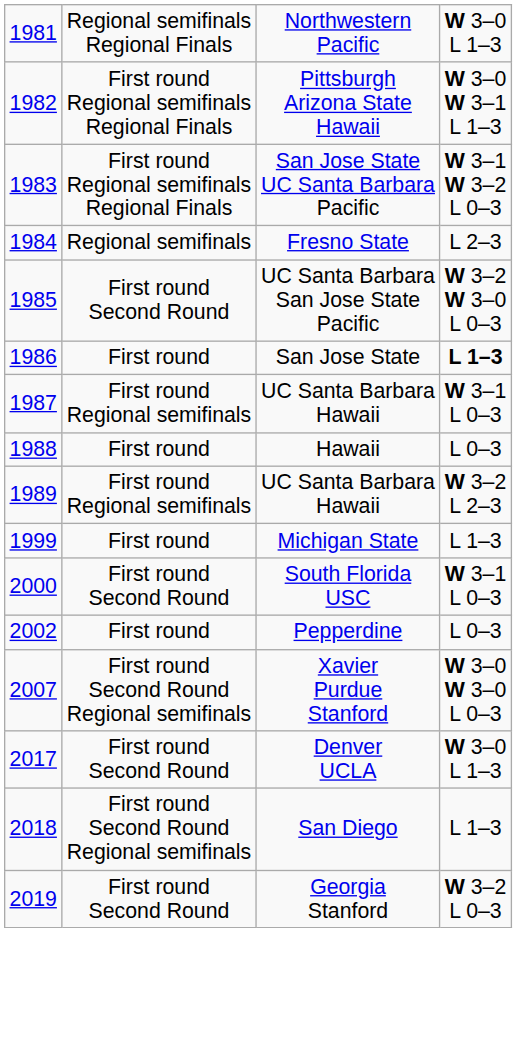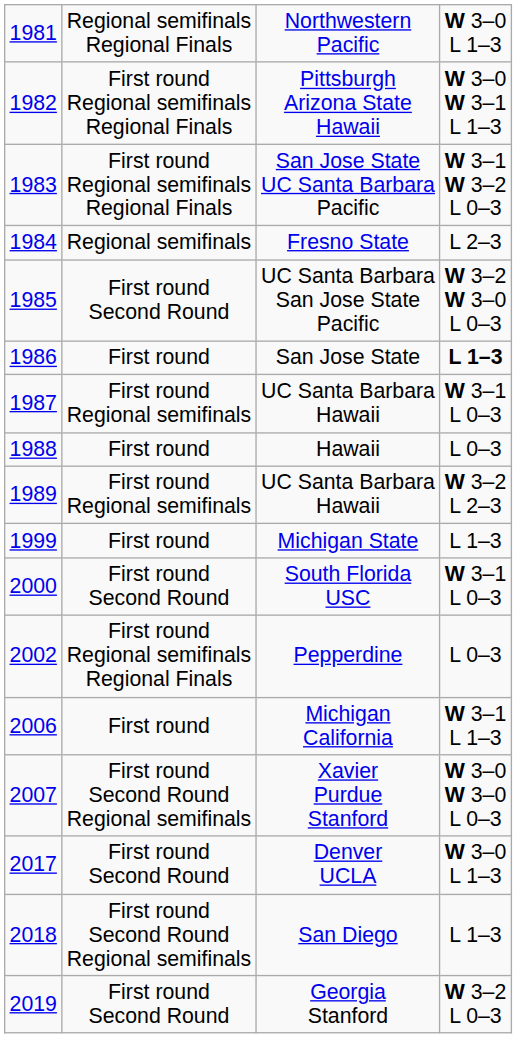(159, 632) First round -> (159, 655) First round Regional semifinals Regional Finals
+ row: (33, 725)
